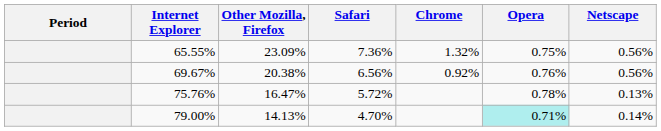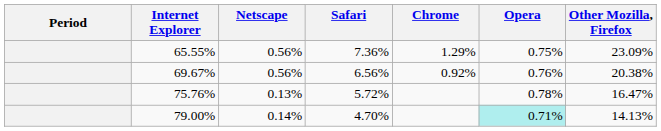columns swapped: (264, 22) <-> (613, 15)
(462, 51) 1.32% -> (458, 51) 1.29%
